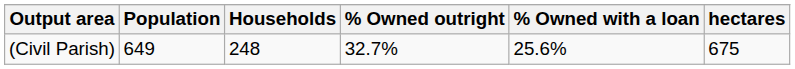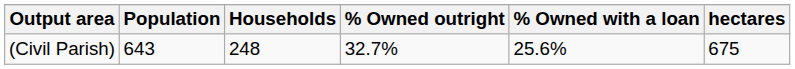(139, 49) 649 -> (139, 49) 643
